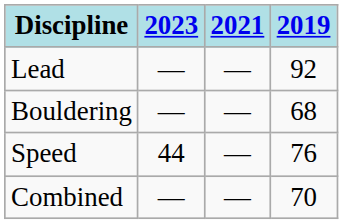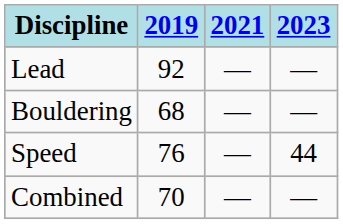columns swapped: (304, 25) <-> (171, 25)
